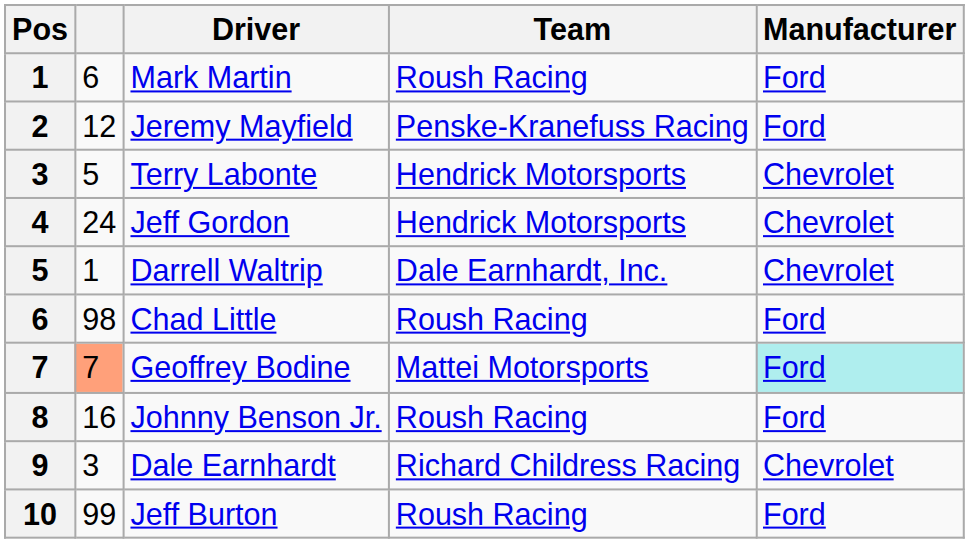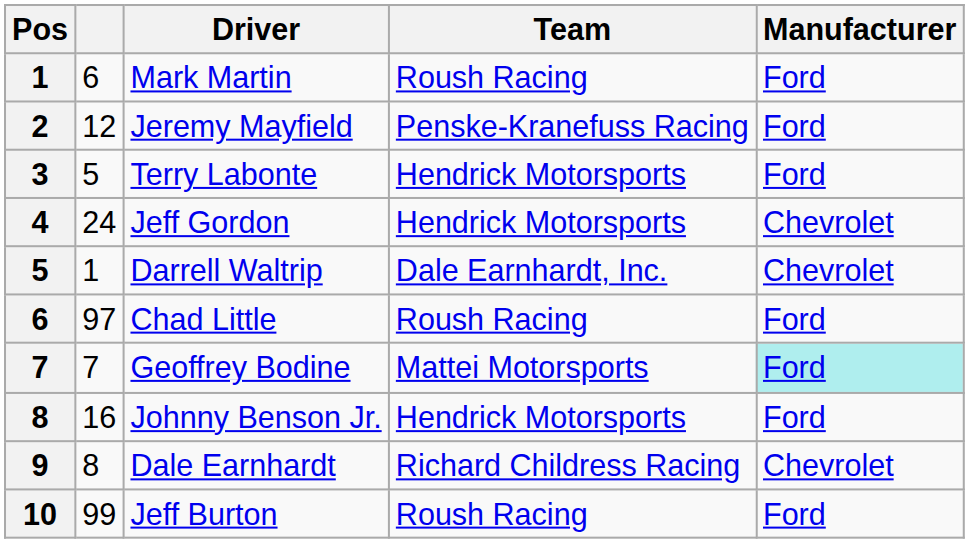(828, 174) Chevrolet -> (794, 174) Ford
(99, 320) 98 -> (99, 320) 97
(91, 368) lightsalmon background -> (91, 368) no background
(492, 416) Roush Racing -> (541, 416) Hendrick Motorsports
(91, 465) 3 -> (91, 465) 8
